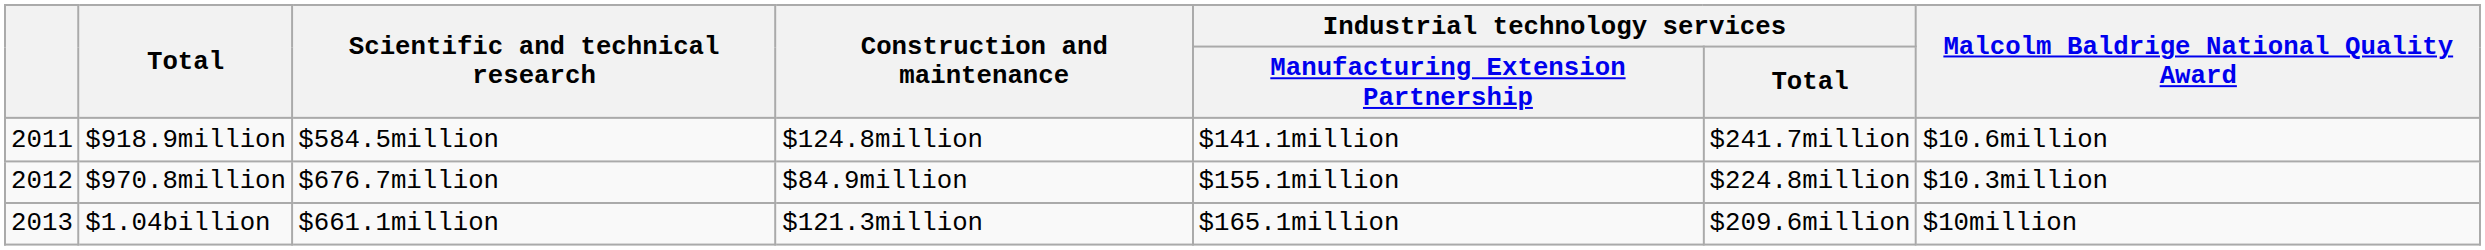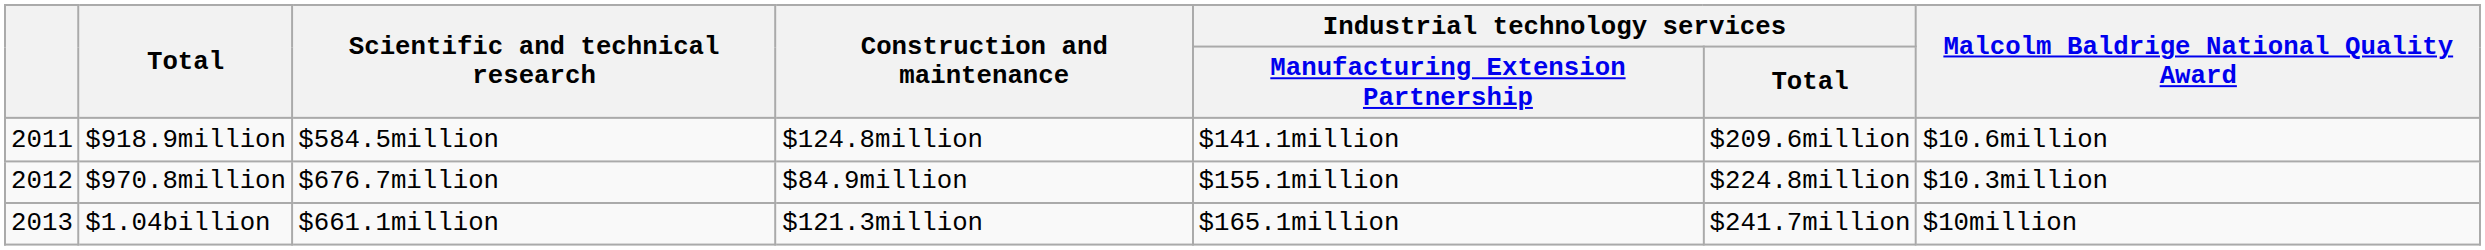(1810, 140) $241.7million -> (1810, 140) $209.6million
(1810, 223) $209.6million -> (1810, 223) $241.7million
